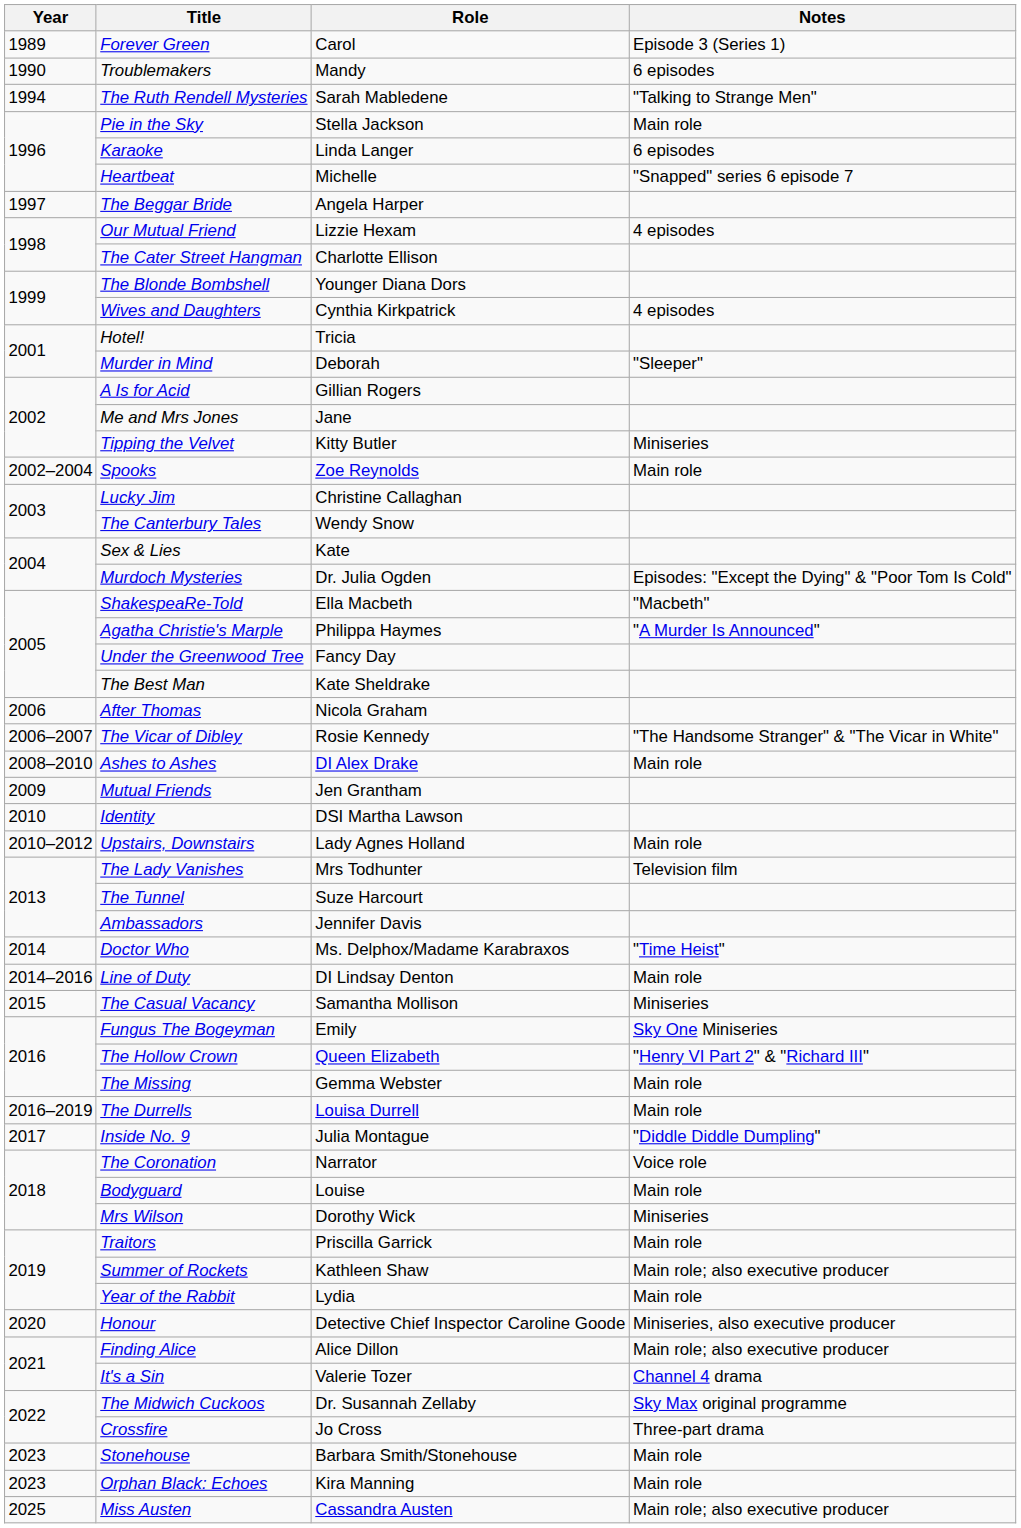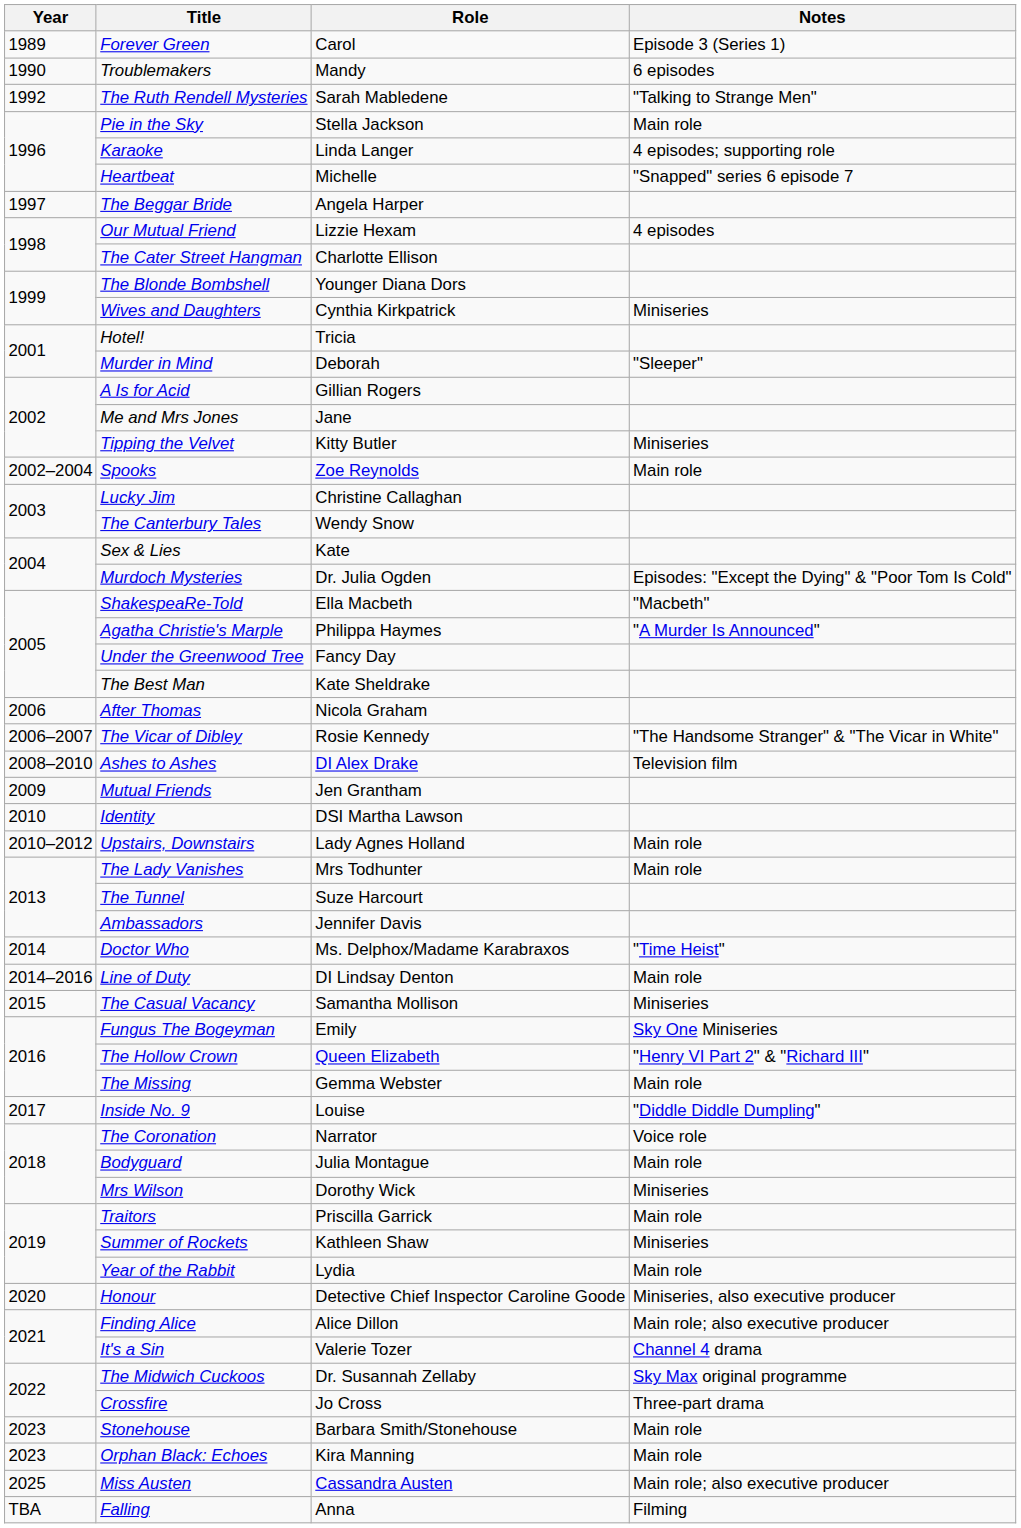(27, 97) 1994 -> (27, 97) 1992
(674, 151) 6 episodes -> (734, 151) 4 episodes; supporting role
(674, 310) 4 episodes -> (671, 310) Miniseries
(668, 763) Main role -> (685, 763) Television film
(685, 870) Television film -> (668, 870) Main role
- row: (146, 1110)
(372, 1136) Julia Montague -> (340, 1110) Louise
(340, 1190) Louise -> (372, 1163) Julia Montague
(761, 1270) Main role; also executive producer -> (671, 1243) Miniseries
+ row: (125, 1509)
